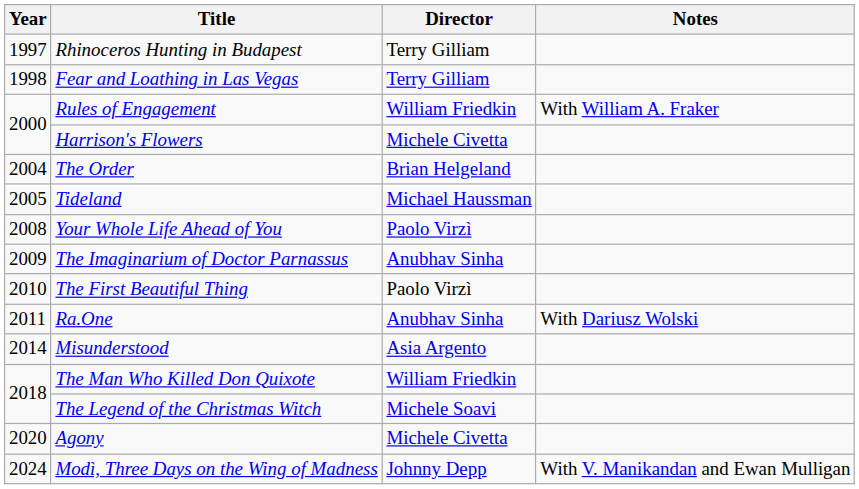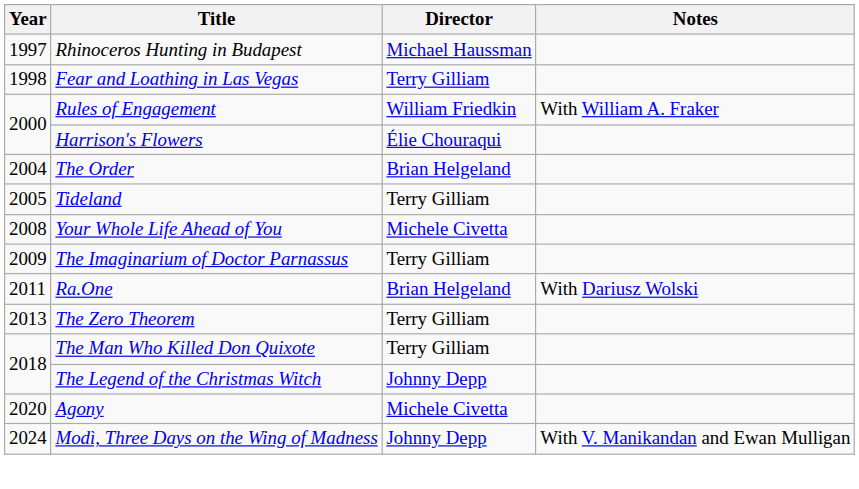(438, 49) Terry Gilliam -> (459, 49) Michael Haussman
(447, 139) Michele Civetta -> (444, 139) Élie Chouraqui
(459, 199) Michael Haussman -> (438, 199) Terry Gilliam
(429, 229) Paolo Virzì -> (447, 229) Michele Civetta
(445, 259) Anubhav Sinha -> (438, 259) Terry Gilliam
- row: (152, 288)
(445, 318) Anubhav Sinha -> (449, 288) Brian Helgeland
+ row: (125, 318)
- row: (112, 348)
(451, 378) William Friedkin -> (438, 348) Terry Gilliam
(441, 408) Michele Soavi -> (437, 378) Johnny Depp
